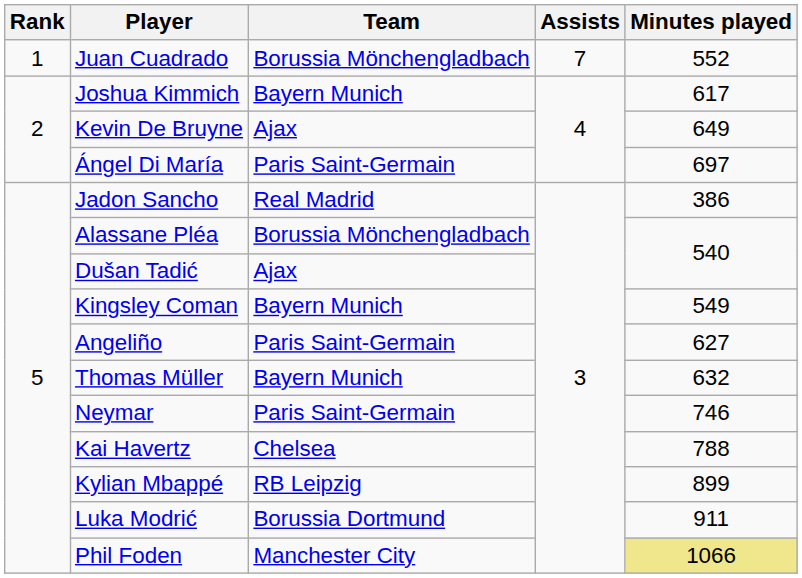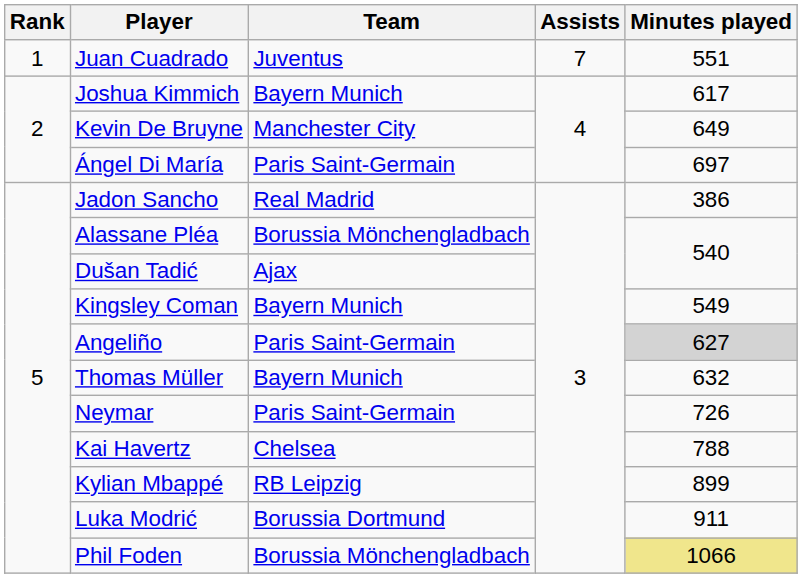(392, 57) Borussia Mönchengladbach -> (298, 57) Juventus
(711, 57) 552 -> (711, 57) 551
(275, 128) Ajax -> (334, 128) Manchester City
(711, 341) no background -> (711, 341) lightgrey background
(711, 413) 746 -> (711, 413) 726
(334, 555) Manchester City -> (392, 555) Borussia Mönchengladbach
